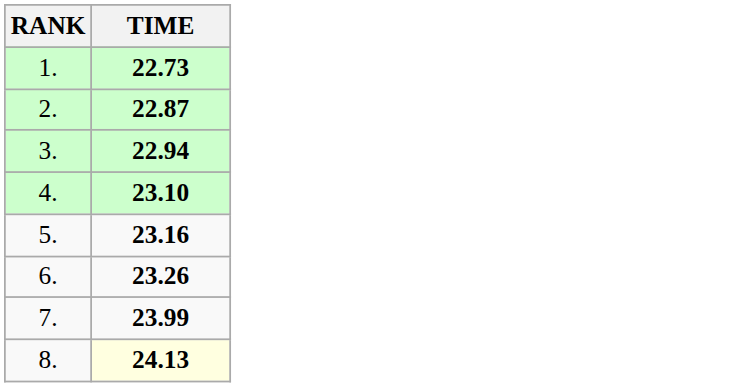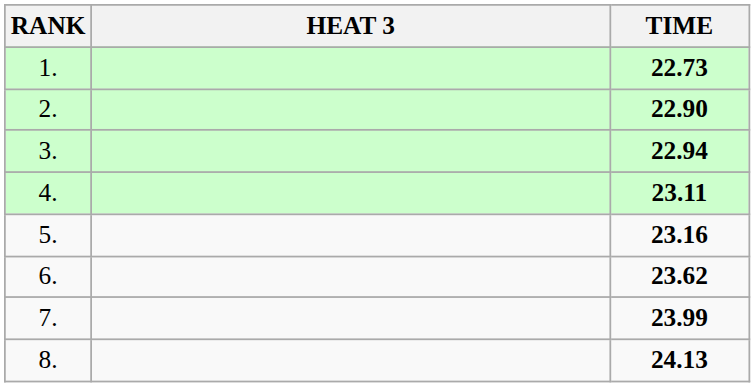+ column: (351, 25)
(161, 109) 22.87 -> (679, 109) 22.90
(161, 192) 23.10 -> (679, 192) 23.11
(161, 276) 23.26 -> (679, 276) 23.62
(161, 360) lightyellow background -> (679, 360) no background
